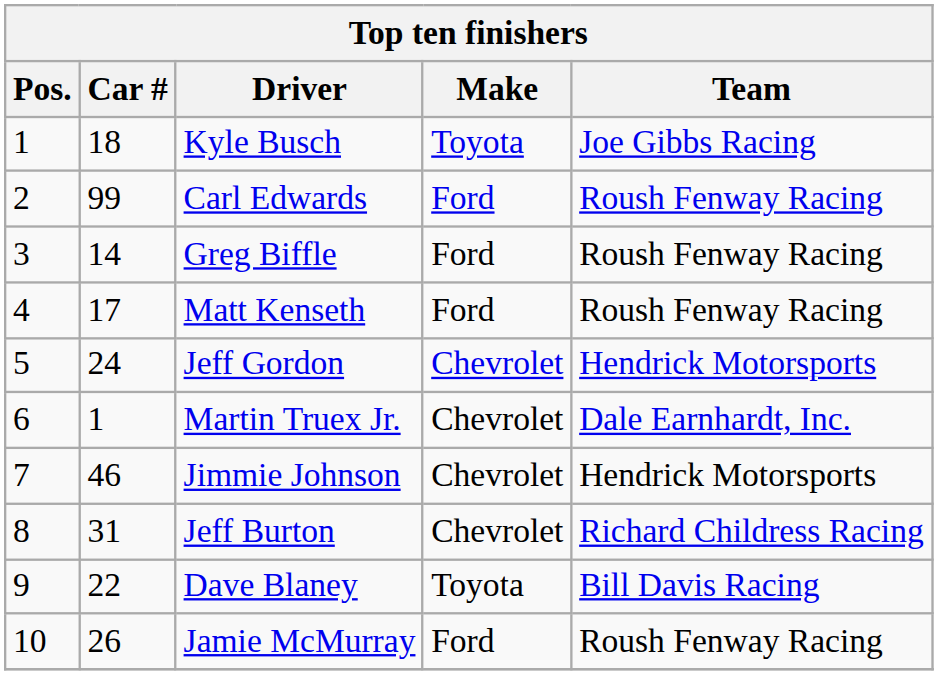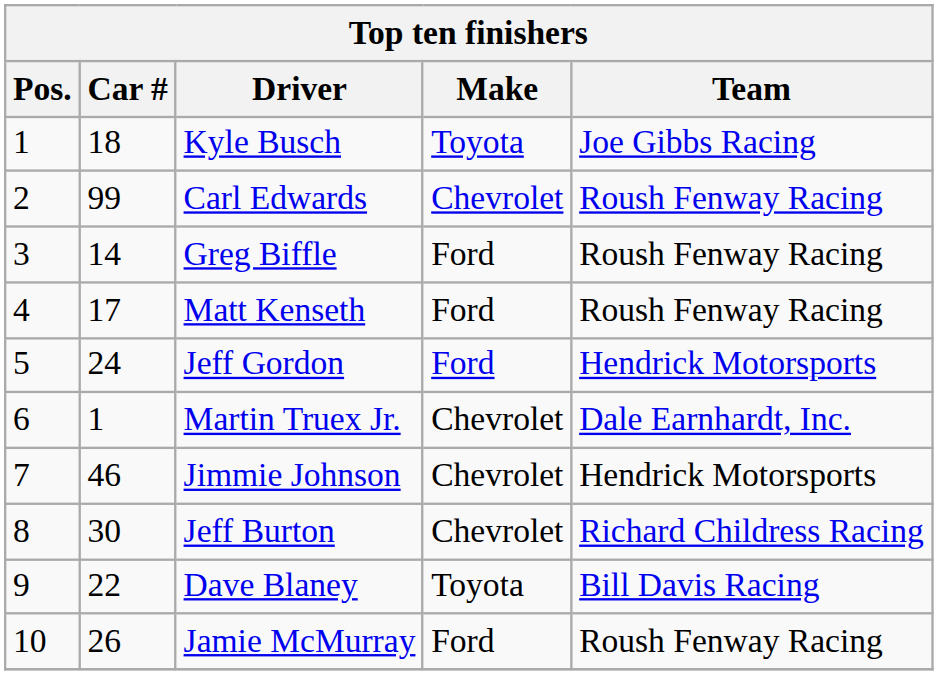(463, 198) Ford -> (497, 198) Chevrolet
(497, 364) Chevrolet -> (463, 364) Ford
(104, 530) 31 -> (104, 530) 30
